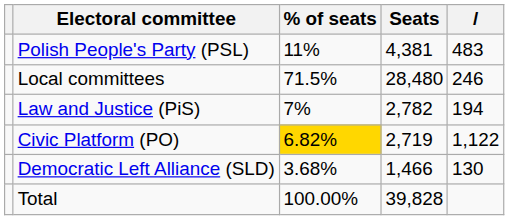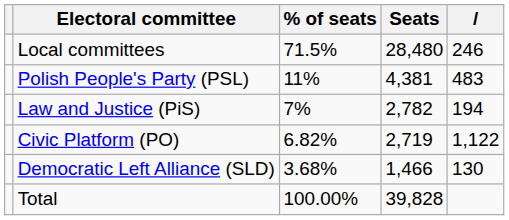rows swapped: (91, 79) <-> (133, 49)
(310, 139) gold background -> (310, 139) no background
